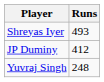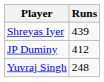(80, 31) 493 -> (80, 31) 439
